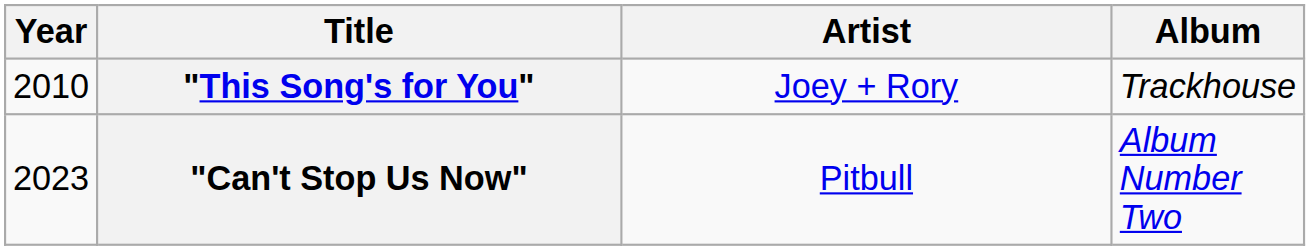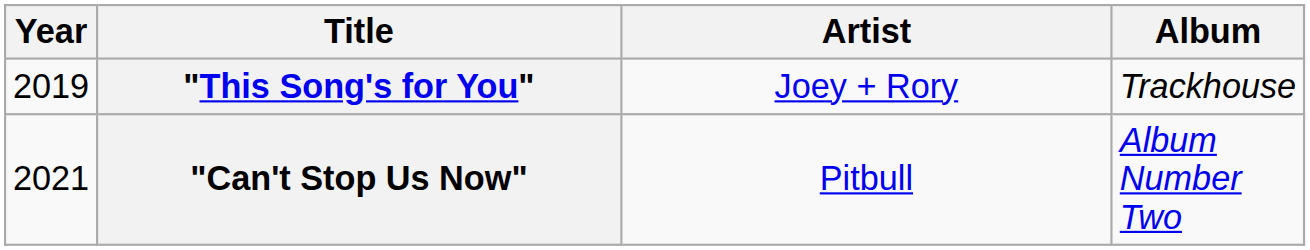(51, 85) 2010 -> (51, 85) 2019
(51, 178) 2023 -> (51, 178) 2021
